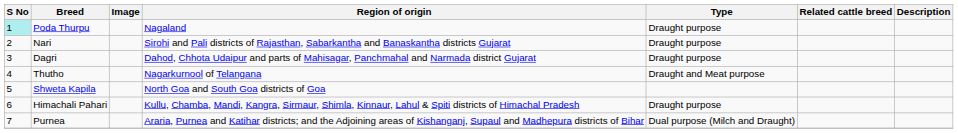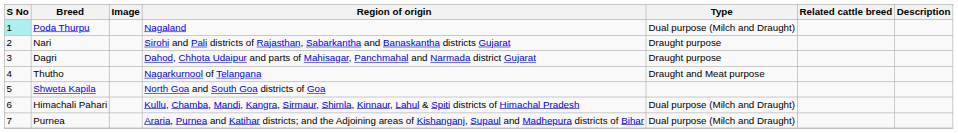(685, 27) Draught purpose -> (722, 27) Dual purpose (Milch and Draught)
(685, 105) Draught purpose -> (722, 105) Dual purpose (Milch and Draught)
